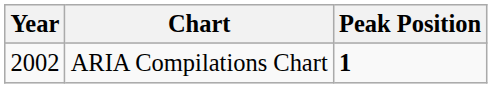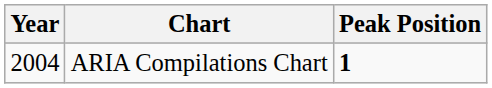(35, 62) 2002 -> (35, 62) 2004
